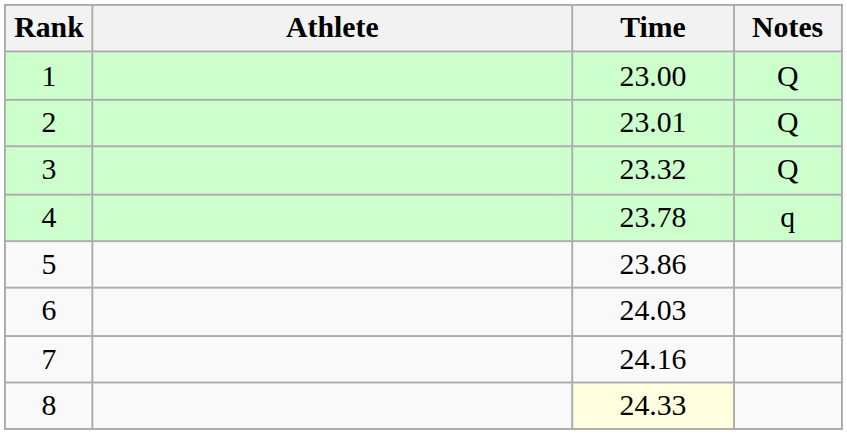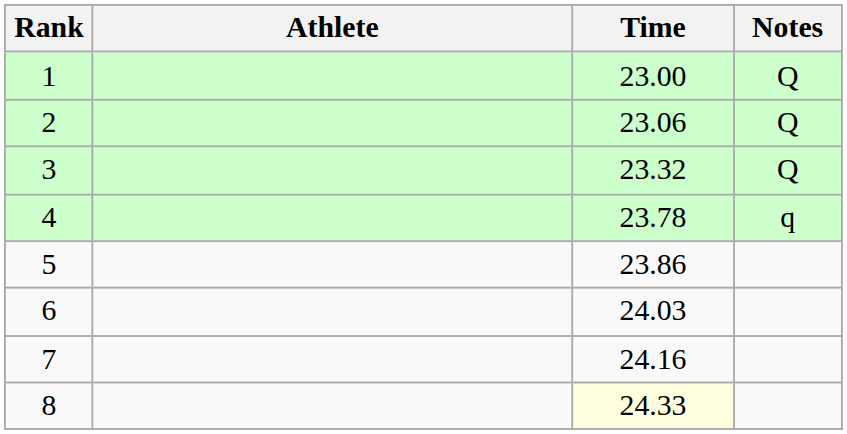(653, 122) 23.01 -> (653, 122) 23.06
